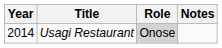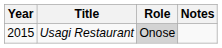(21, 33) 2014 -> (21, 33) 2015
